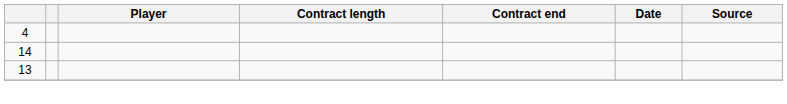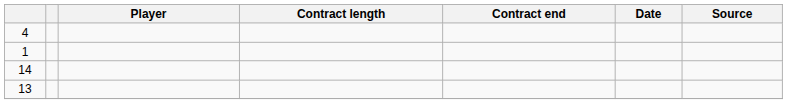+ row: (25, 51)
